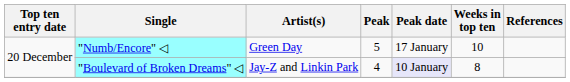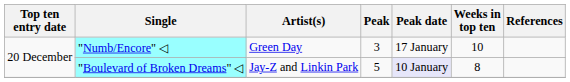(377, 47) 5 -> (377, 47) 3
(377, 67) 4 -> (377, 67) 5
